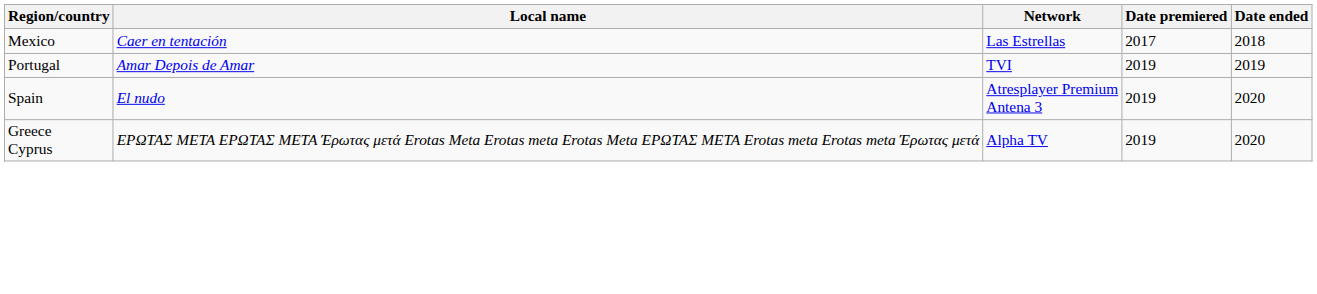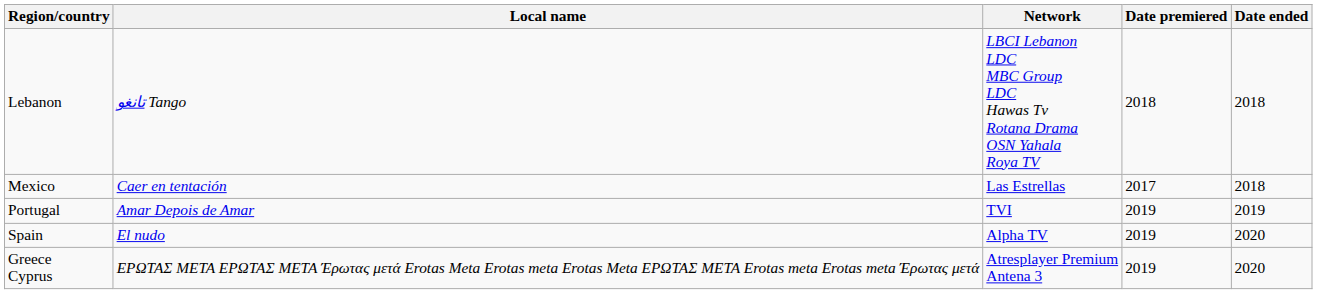+ row: (35, 101)
(1052, 98) Atresplayer Premium Antena 3 -> (1017, 235) Alpha TV
(1017, 140) Alpha TV -> (1052, 268) Atresplayer Premium Antena 3
